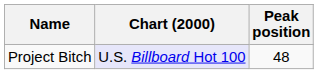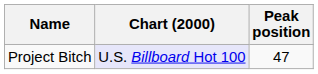(281, 56) 48 -> (281, 56) 47
